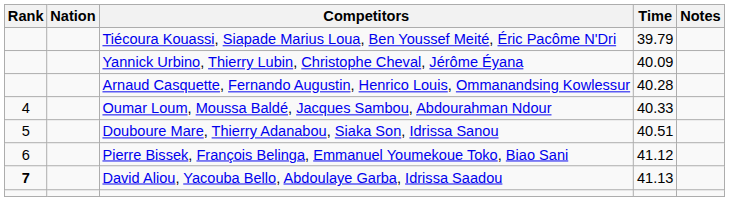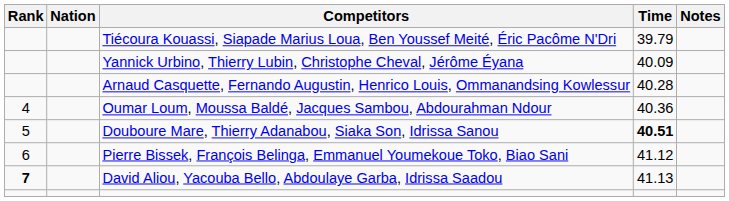(655, 109) 40.33 -> (655, 109) 40.36
(655, 132) normal -> (655, 132) bold
